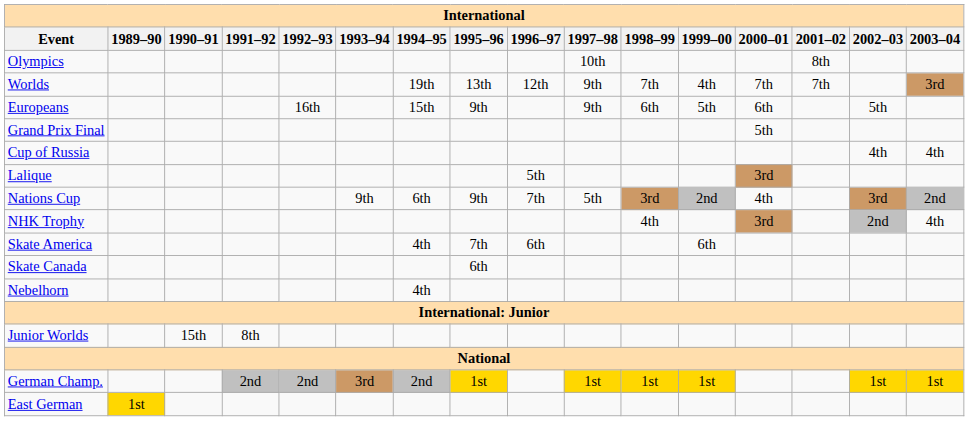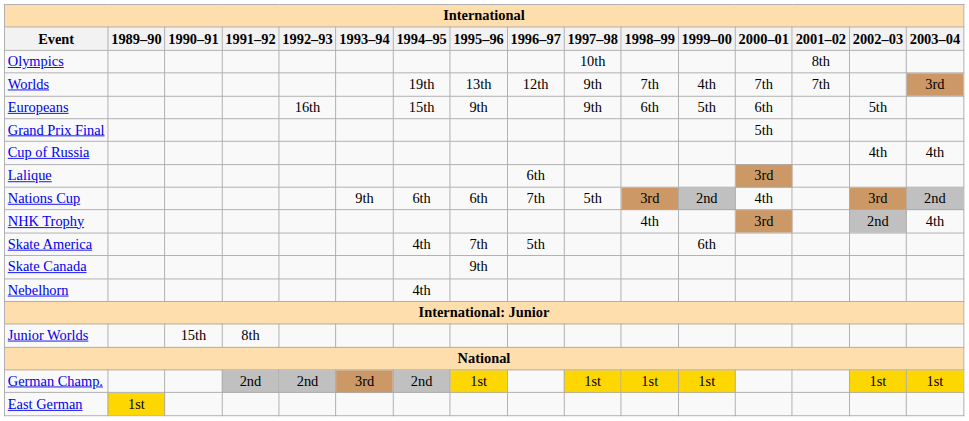(536, 175) 5th -> (536, 175) 6th
(479, 198) 9th -> (479, 198) 6th
(536, 244) 6th -> (536, 244) 5th
(479, 267) 6th -> (479, 267) 9th
